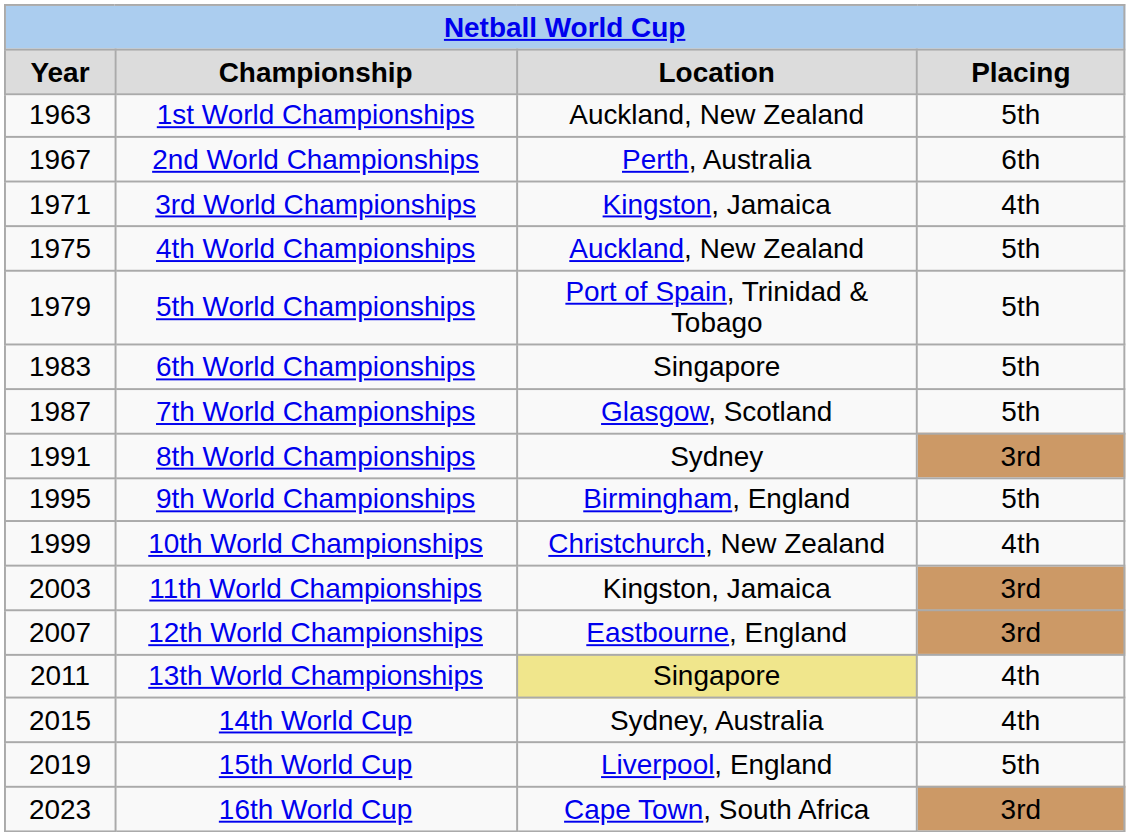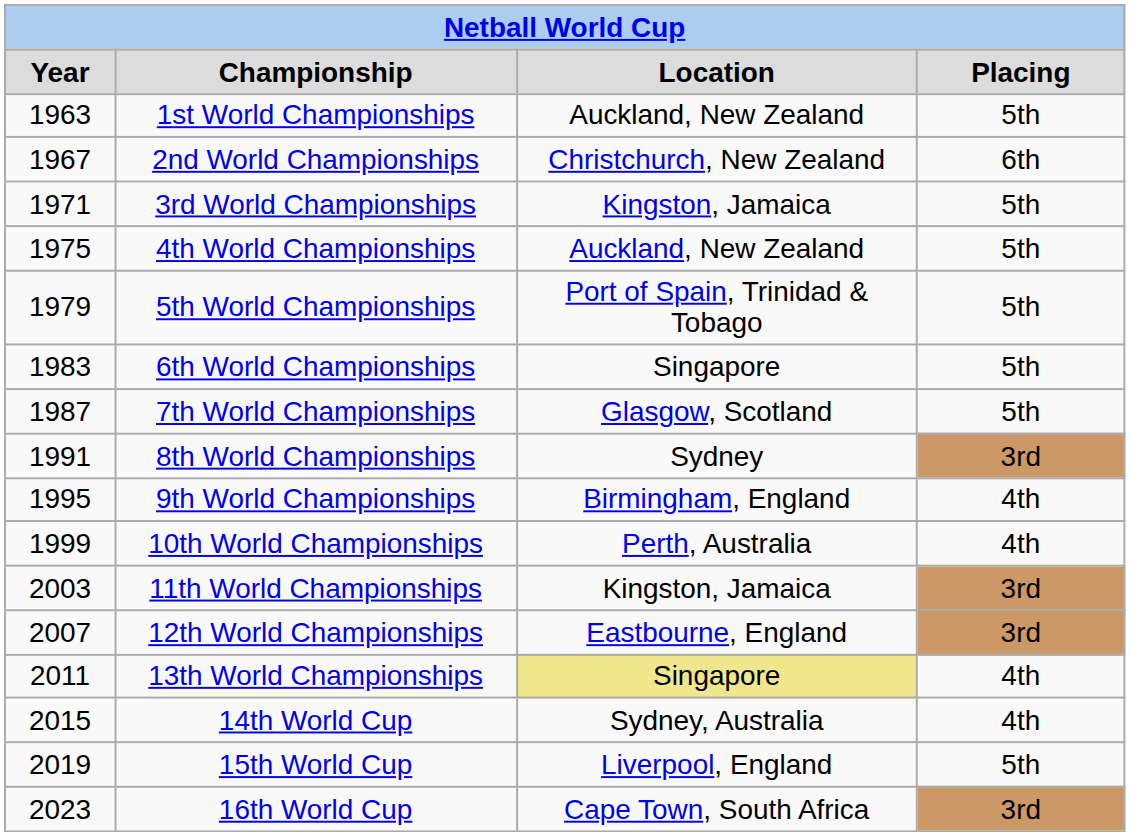(717, 160) Perth, Australia -> (717, 160) Christchurch, New Zealand
(1021, 204) 4th -> (1021, 204) 5th
(1021, 500) 5th -> (1021, 500) 4th
(717, 544) Christchurch, New Zealand -> (717, 544) Perth, Australia
